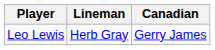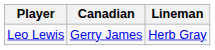columns swapped: (170, 14) <-> (99, 14)
